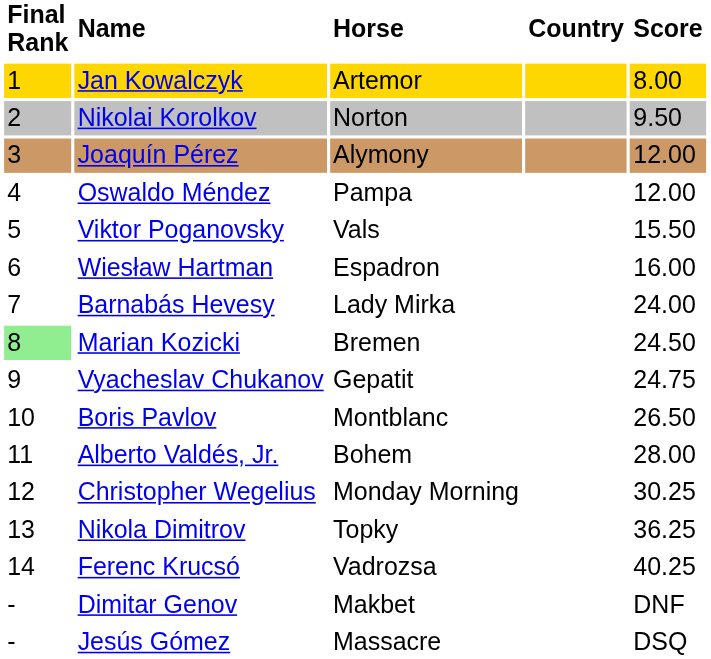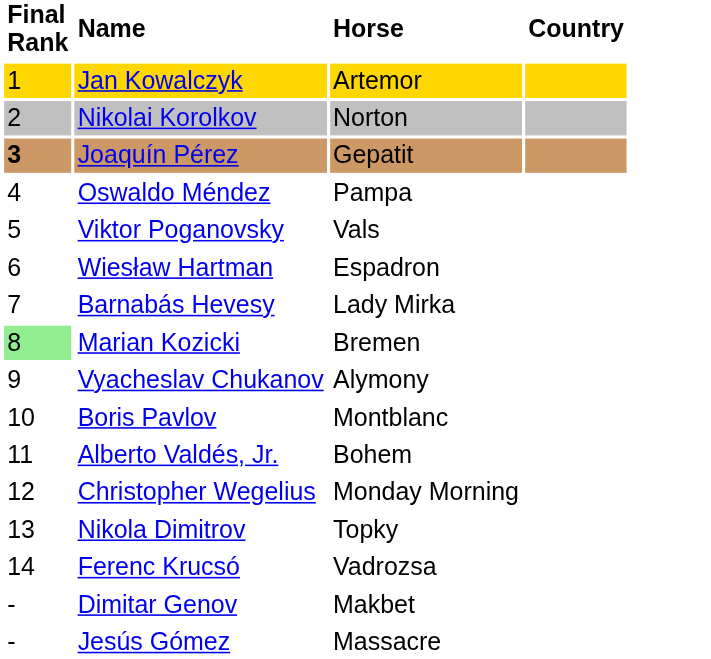- column: (668, 29)
(14, 155) normal -> (14, 155) bold
(381, 155) Alymony -> (373, 155) Gepatit
(373, 380) Gepatit -> (381, 380) Alymony
